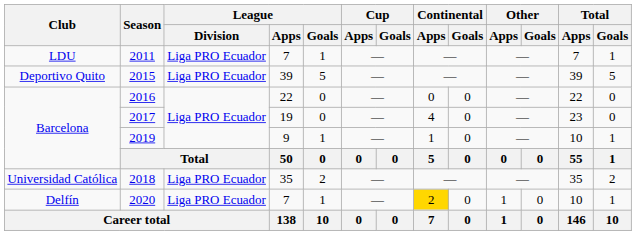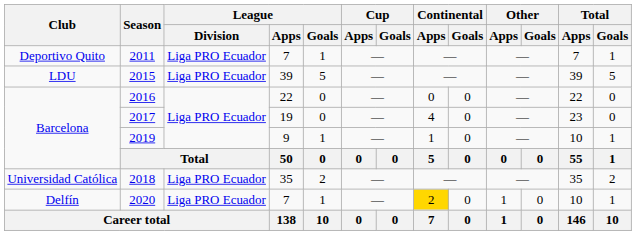(62, 55) LDU -> (62, 55) Deportivo Quito
(62, 76) Deportivo Quito -> (62, 76) LDU
